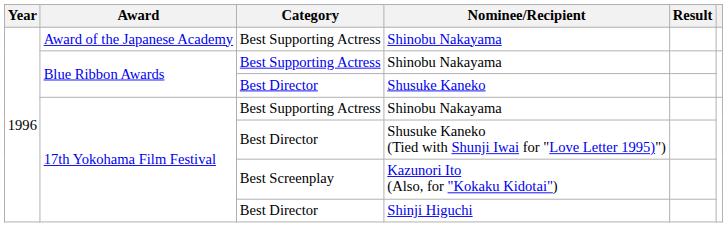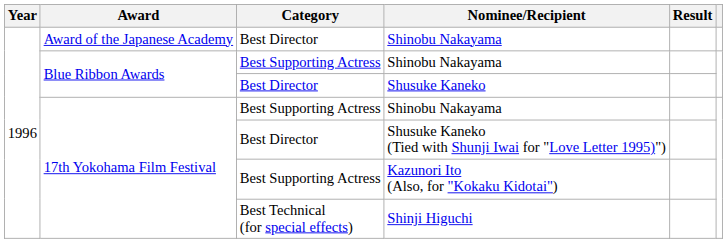(310, 39) Best Supporting Actress -> (279, 39) Best Director
(287, 179) Best Screenplay -> (310, 179) Best Supporting Actress
(279, 210) Best Director -> (296, 218) Best Technical (for special effects)
